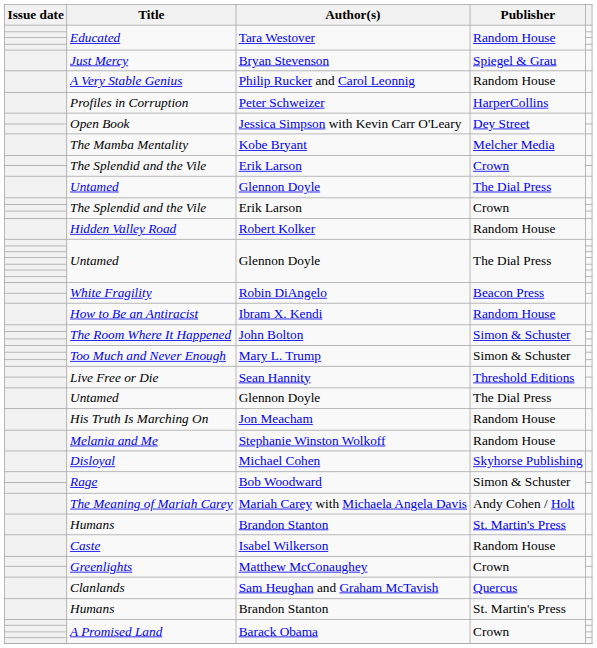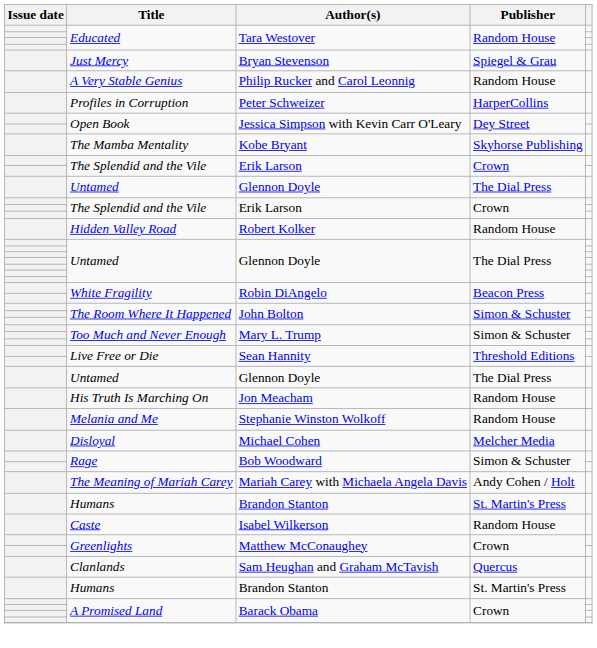(514, 144) Melcher Media -> (528, 144) Skyhorse Publishing
- row: (134, 314)
(528, 461) Skyhorse Publishing -> (514, 440) Melcher Media
